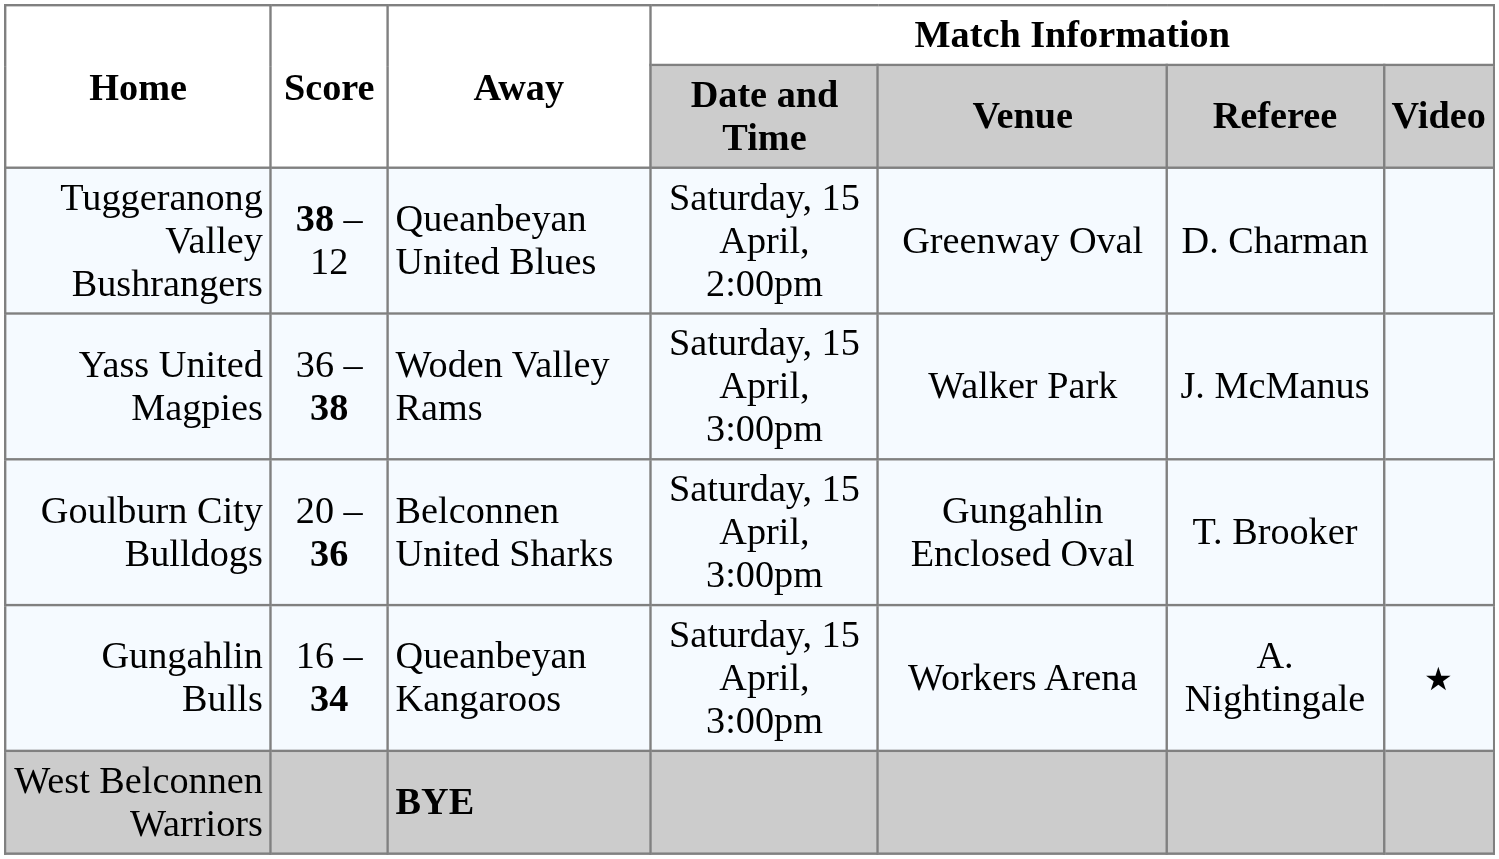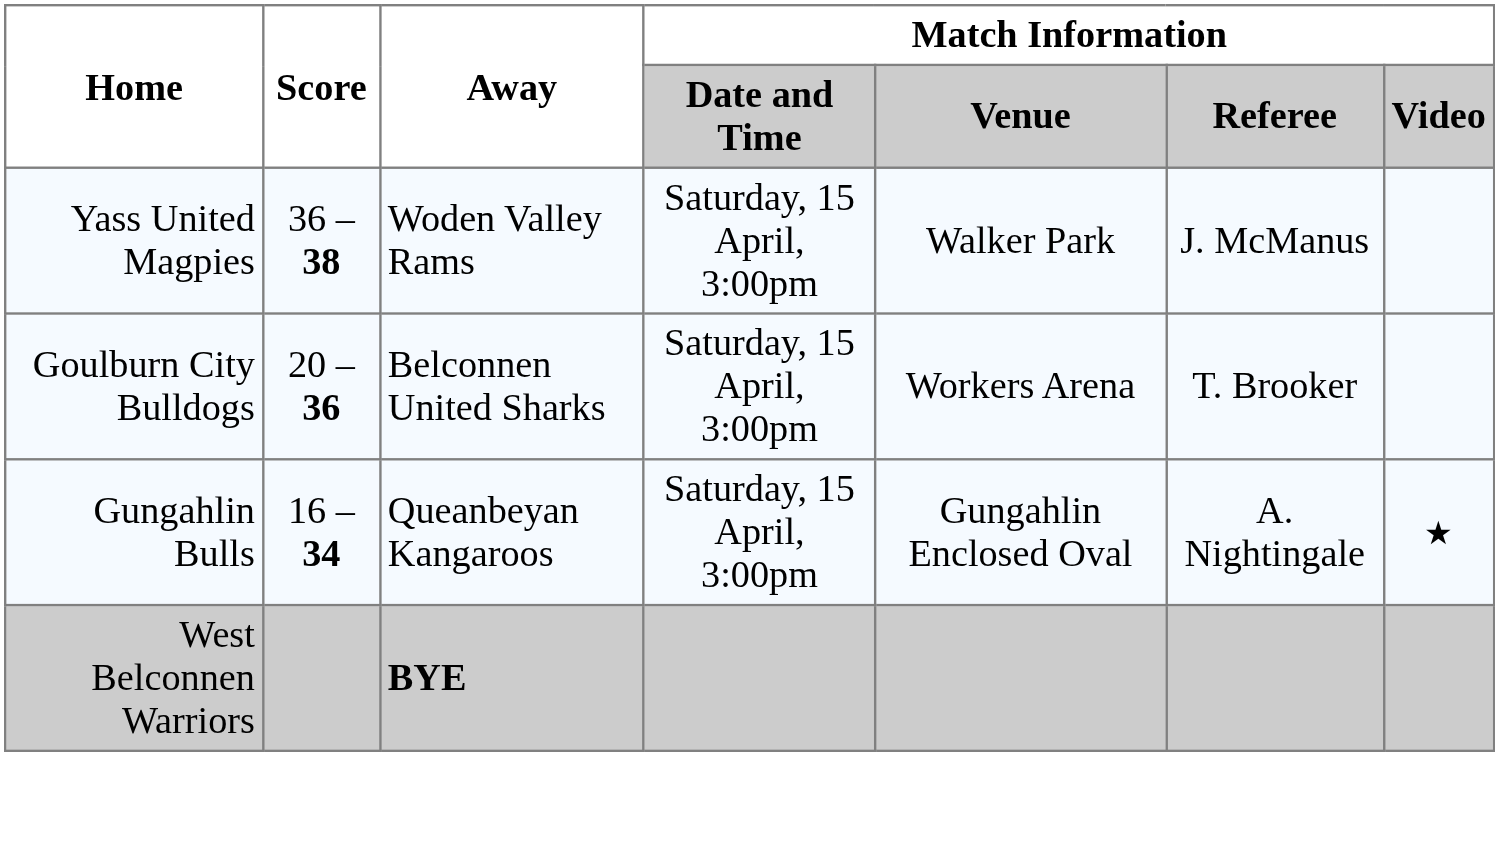- row: (162, 239)
(1023, 531) Gungahlin Enclosed Oval -> (1020, 385) Workers Arena
(1023, 677) Workers Arena -> (1020, 531) Gungahlin Enclosed Oval
